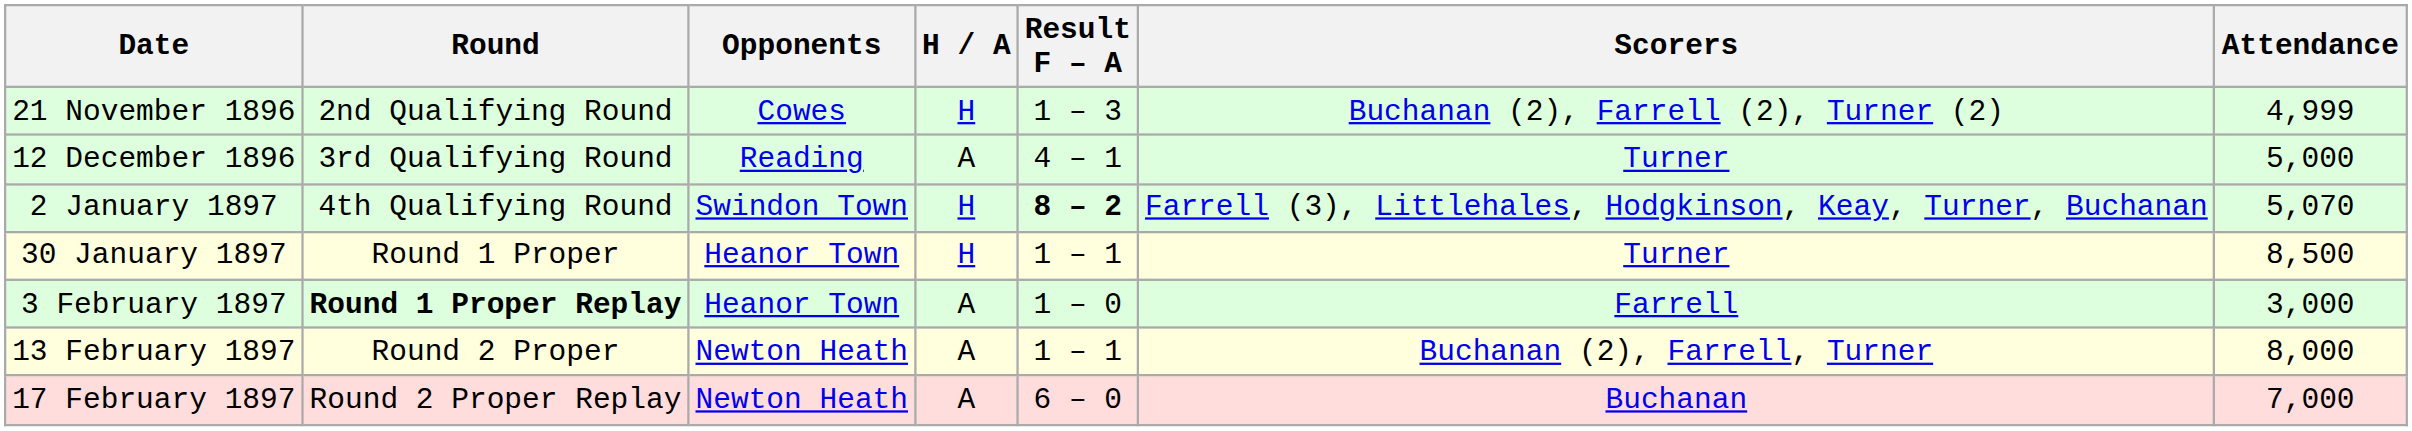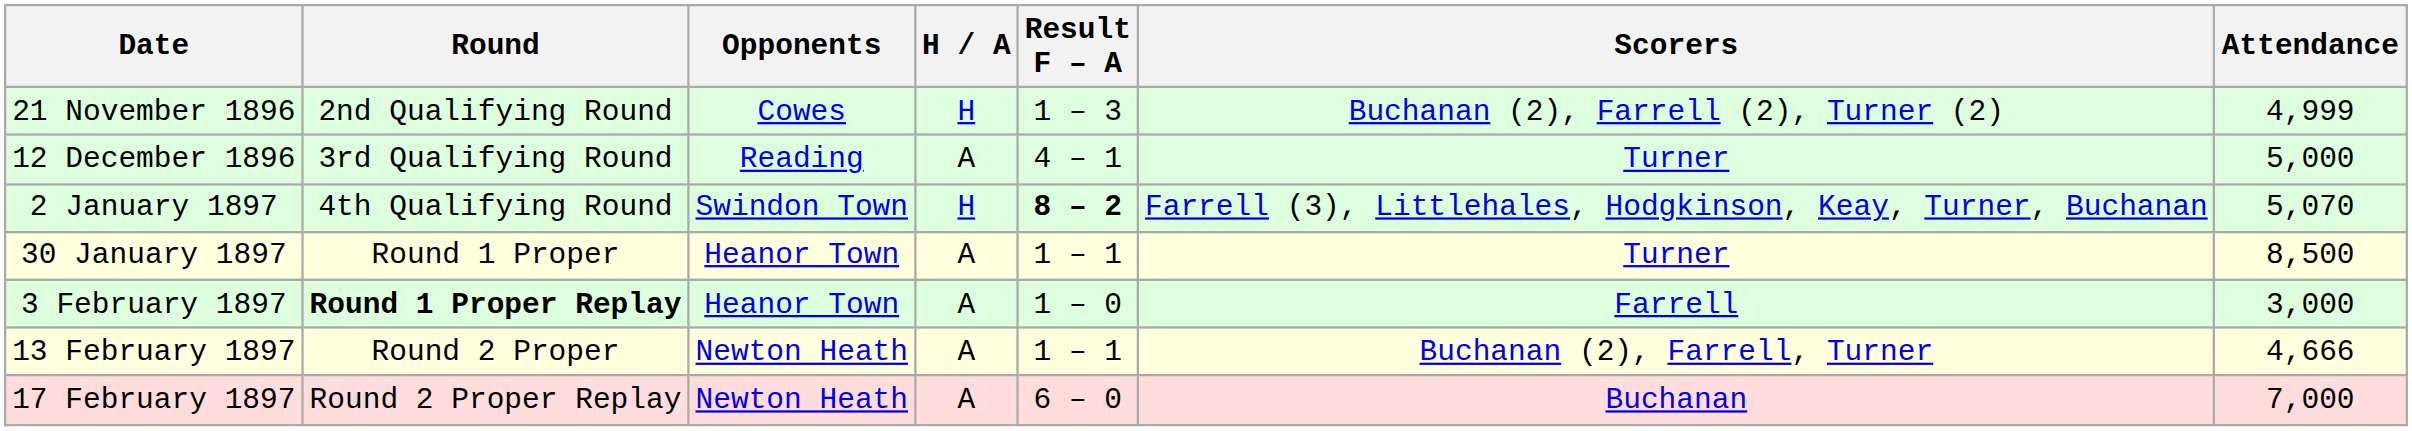(966, 256) H -> (966, 256) A
(2310, 352) 8,000 -> (2310, 352) 4,666
